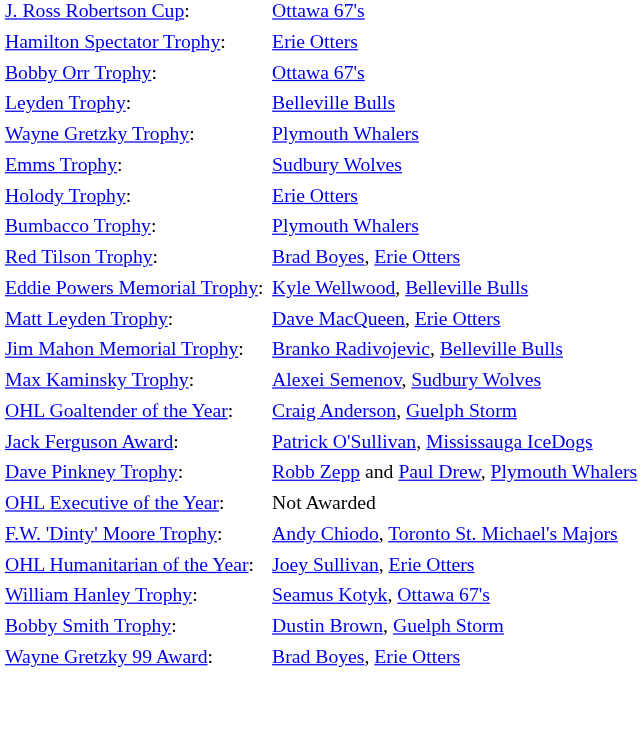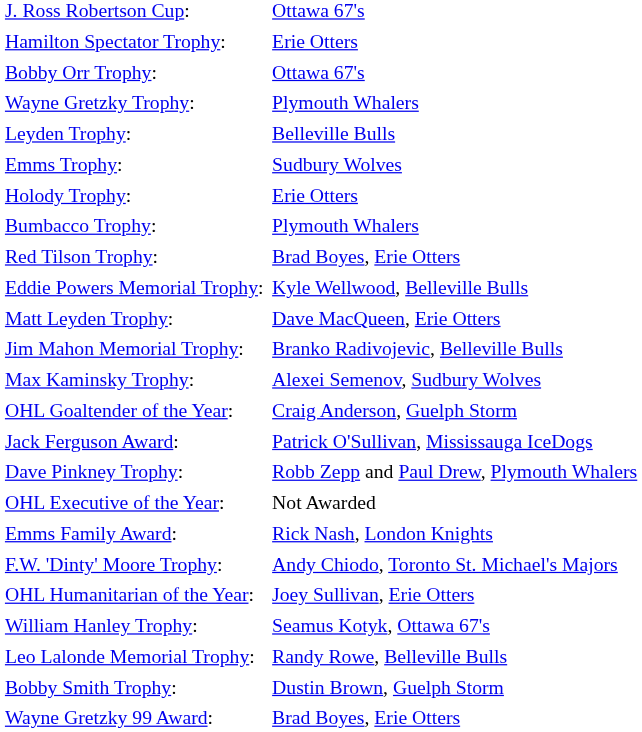rows swapped: (100, 133) <-> (68, 103)
+ row: (91, 533)
+ row: (130, 656)
